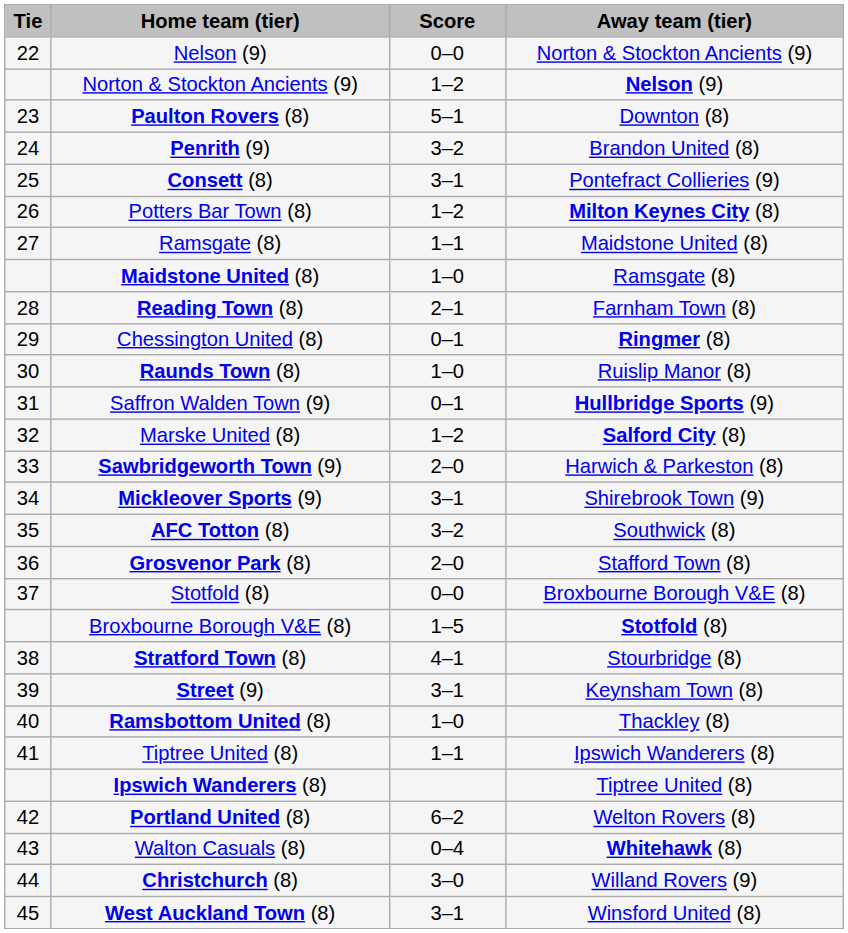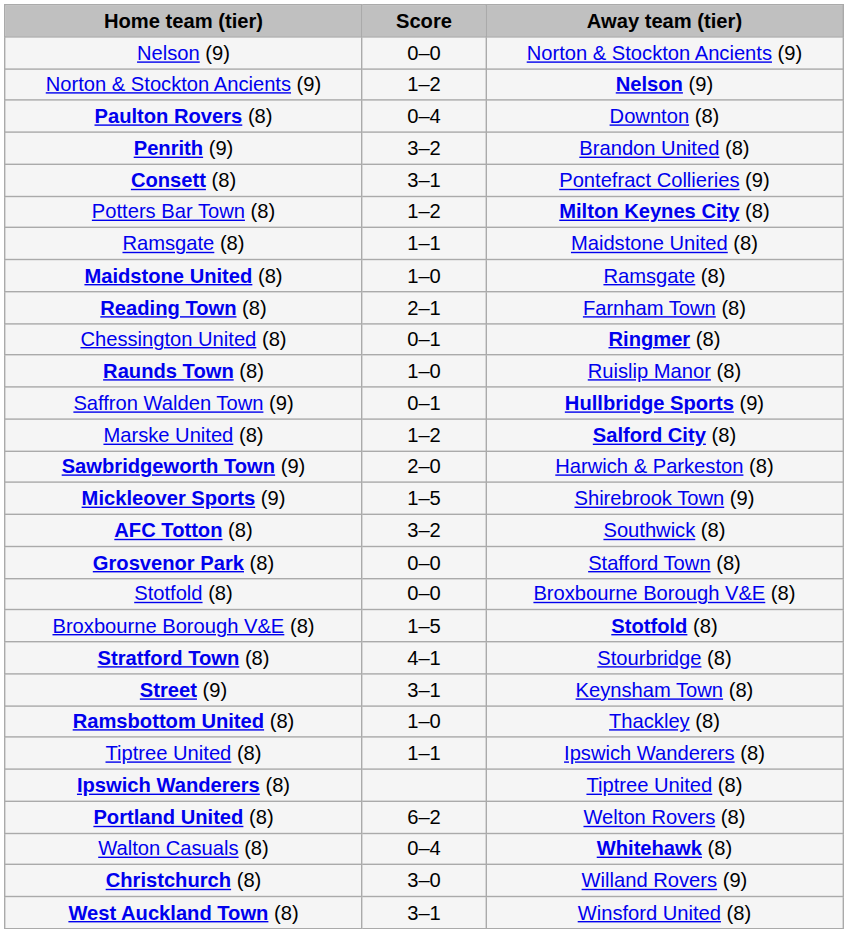- column: (28, 21)
(447, 117) 5–1 -> (424, 117) 0–4
(447, 499) 3–1 -> (424, 499) 1–5
(447, 562) 2–0 -> (424, 562) 0–0
